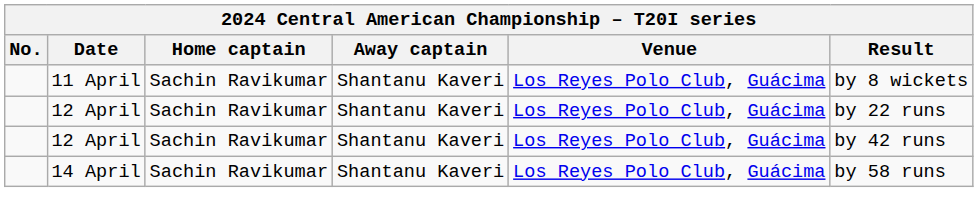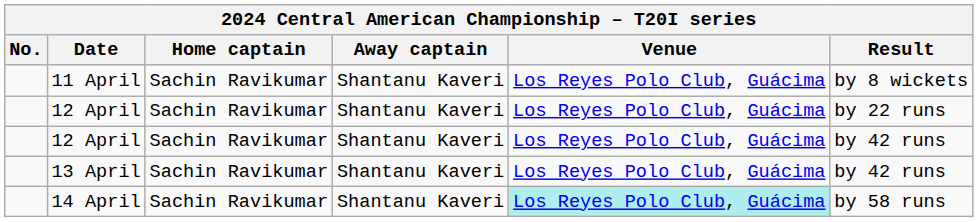+ row: (26, 171)
(669, 171) no background -> (669, 202) paleturquoise background
